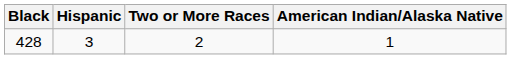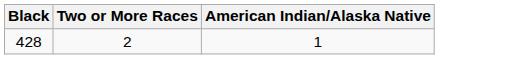- column: (89, 16)
